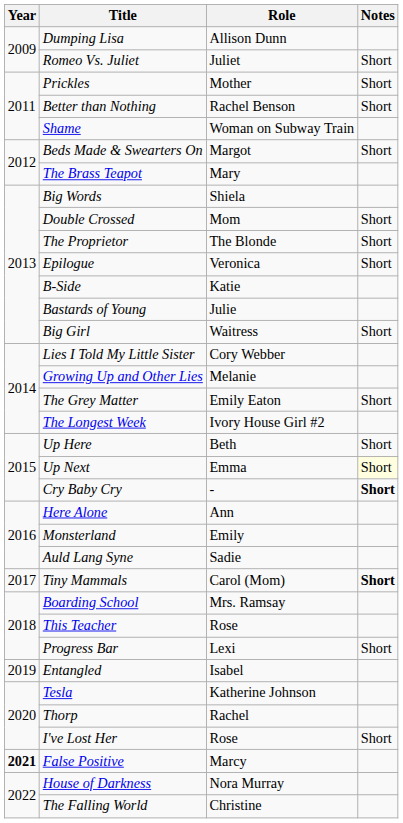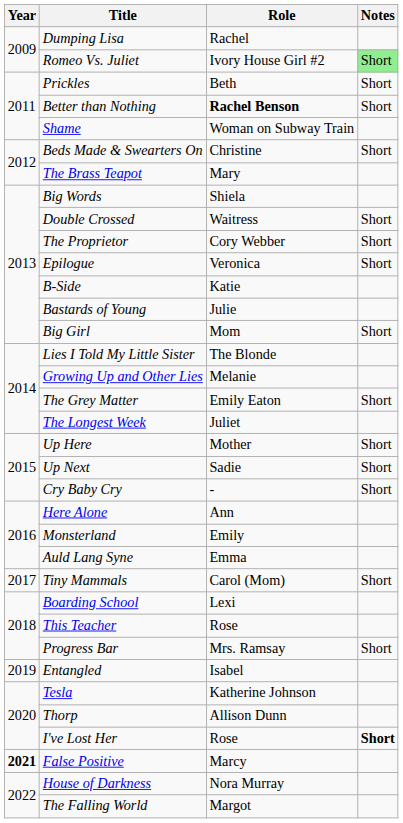(248, 38) Allison Dunn -> (229, 38) Rachel
(225, 60) Juliet -> (267, 60) Ivory House Girl #2
(376, 60) no background -> (376, 60) lightgreen background
(230, 83) Mother -> (223, 83) Beth
(252, 106) normal -> (254, 106) bold
(230, 151) Margot -> (236, 151) Christine
(225, 219) Mom -> (234, 219) Waitress
(243, 241) The Blonde -> (247, 241) Cory Webber
(234, 331) Waitress -> (225, 331) Mom
(247, 354) Cory Webber -> (243, 354) The Blonde
(267, 422) Ivory House Girl #2 -> (225, 422) Juliet
(223, 444) Beth -> (230, 444) Mother
(228, 467) Emma -> (225, 467) Sadie
(376, 467) lightyellow background -> (376, 467) no background
(378, 490) bold -> (376, 490) normal
(225, 557) Sadie -> (228, 557) Emma
(378, 580) bold -> (376, 580) normal
(247, 602) Mrs. Ramsay -> (222, 602) Lexi
(222, 648) Lexi -> (247, 648) Mrs. Ramsay
(229, 715) Rachel -> (248, 715) Allison Dunn
(376, 738) normal -> (378, 738) bold
(236, 806) Christine -> (230, 806) Margot
